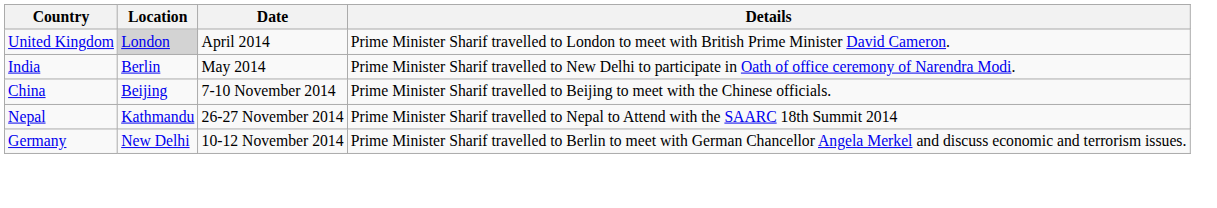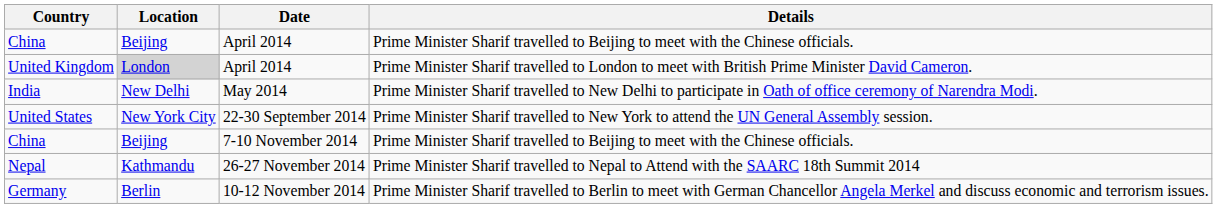+ row: (27, 41)
(141, 66) Berlin -> (155, 91) New Delhi
+ row: (50, 116)
(155, 141) New Delhi -> (141, 191) Berlin
